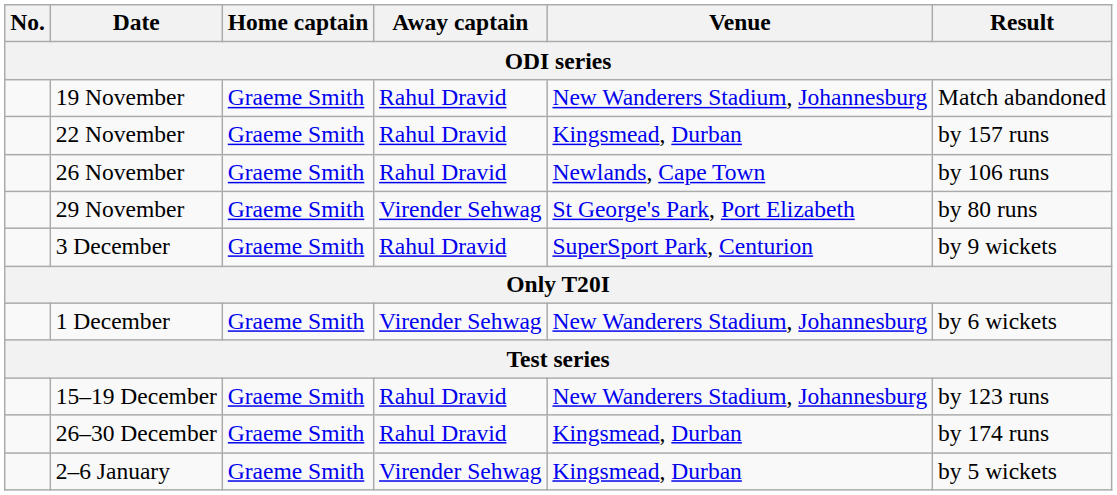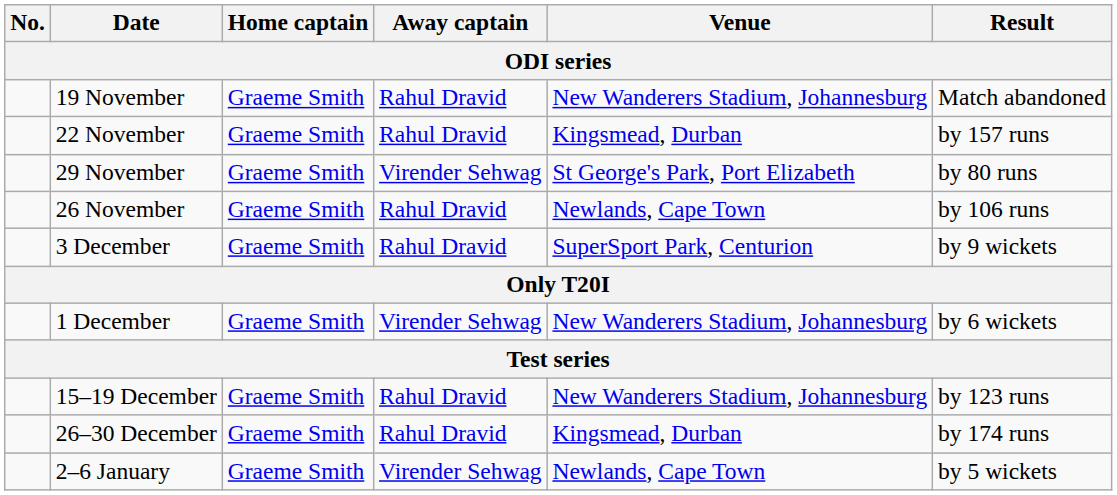rows swapped: (120, 172) <-> (120, 209)
(647, 470) Kingsmead, Durban -> (659, 470) Newlands, Cape Town
